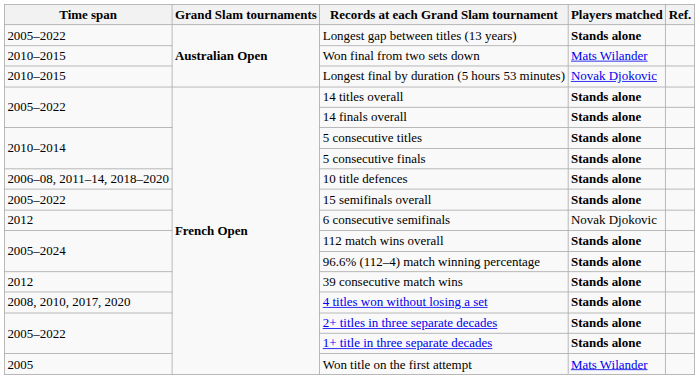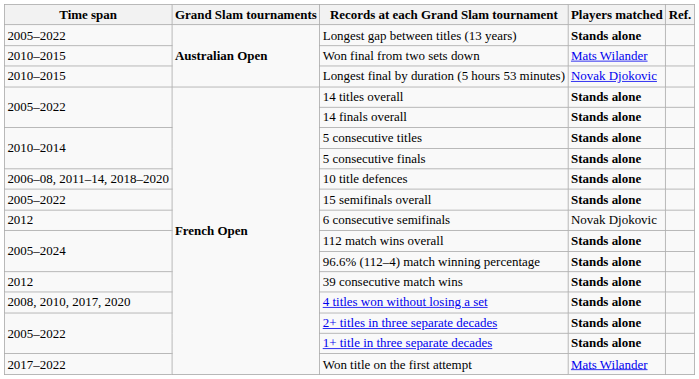(20, 364) 2005 -> (37, 364) 2017–2022
